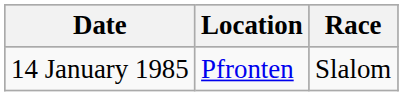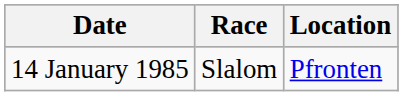columns swapped: (252, 25) <-> (353, 25)
